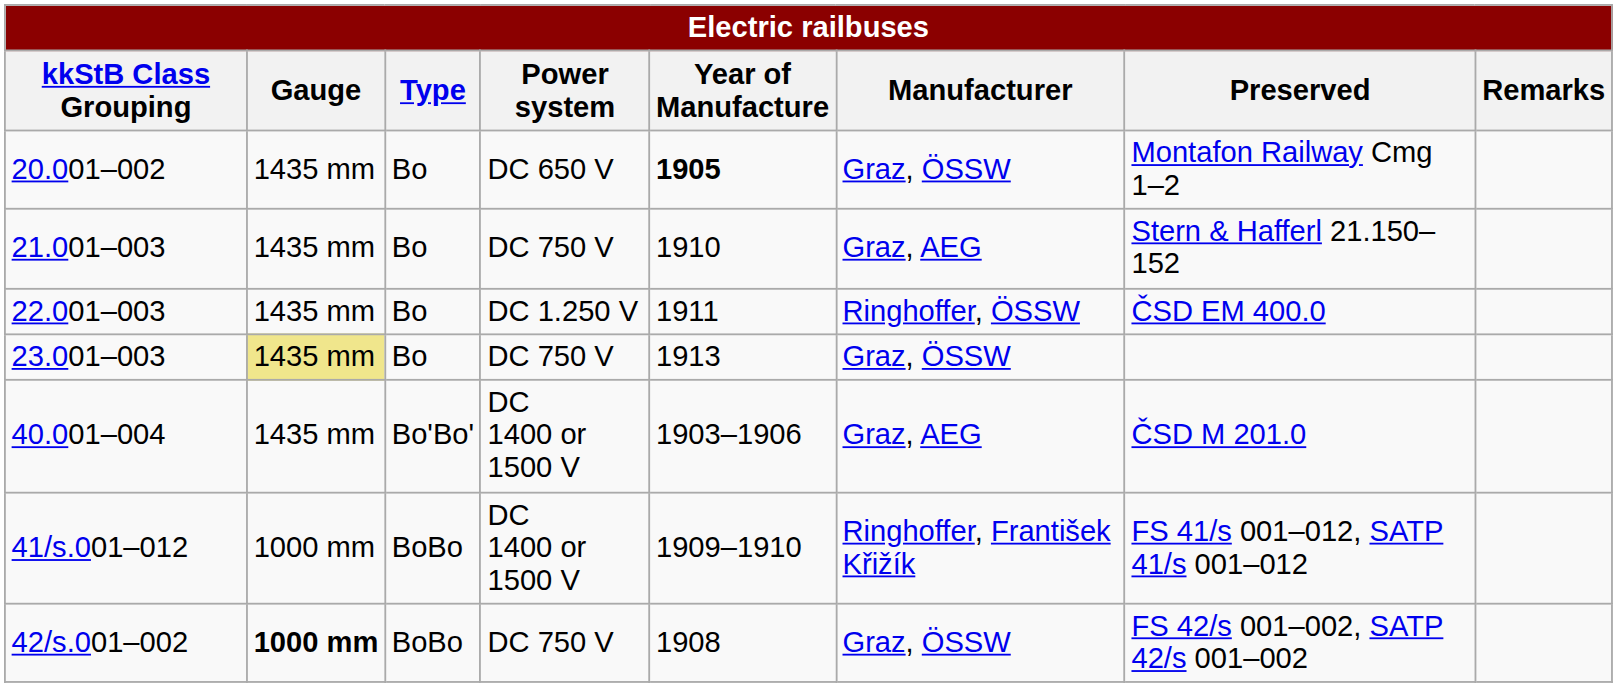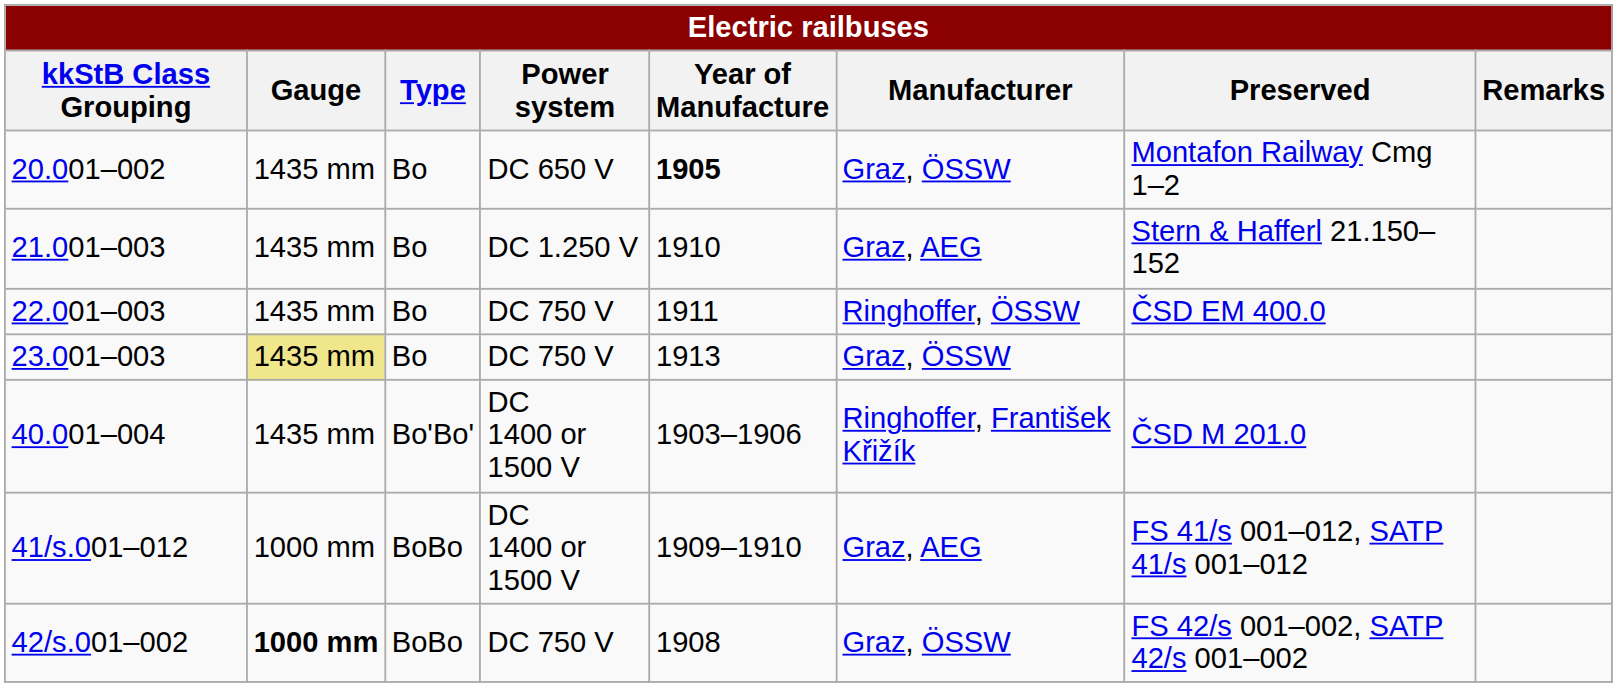(551, 248) DC 750 V -> (563, 248) DC 1.250 V
(563, 310) DC 1.250 V -> (551, 310) DC 750 V
(912, 435) Graz, AEG -> (977, 435) Ringhoffer, František Křižík
(977, 547) Ringhoffer, František Křižík -> (912, 547) Graz, AEG
